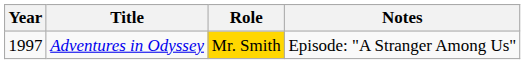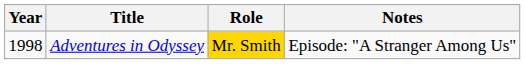(25, 44) 1997 -> (25, 44) 1998
